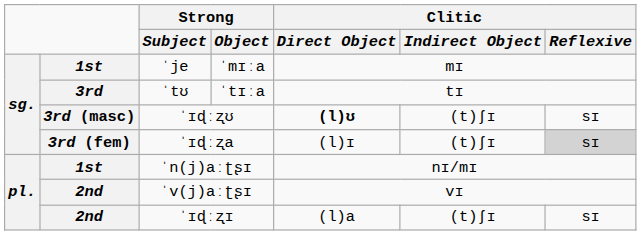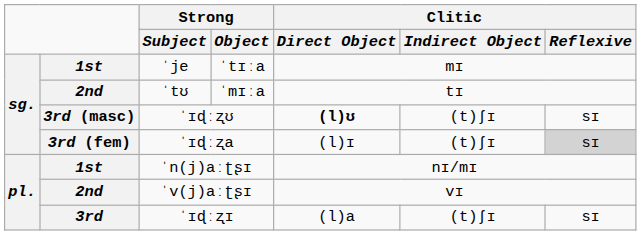(242, 67) ˈmɪːa -> (242, 67) ˈtɪːa
(89, 92) 3rd -> (89, 92) 2nd
(242, 92) ˈtɪːa -> (242, 92) ˈmɪːa
(89, 217) 2nd -> (89, 217) 3rd
